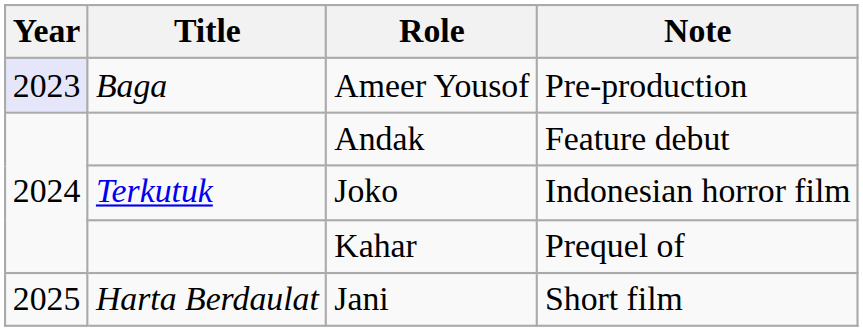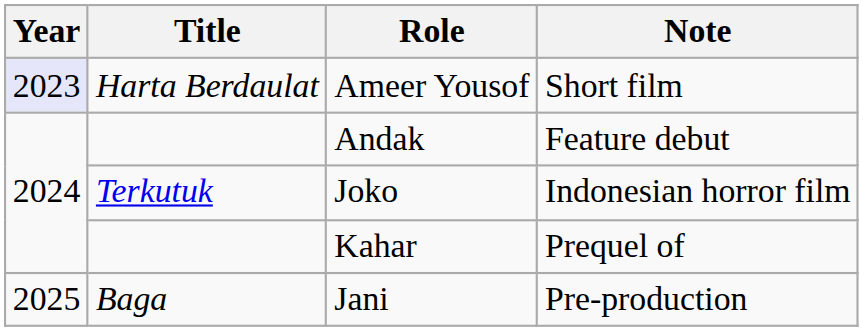(132, 84) Baga -> (207, 84) Harta Berdaulat
(646, 84) Pre-production -> (614, 84) Short film
(207, 298) Harta Berdaulat -> (132, 298) Baga
(614, 298) Short film -> (646, 298) Pre-production
